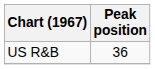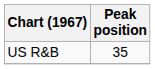(120, 52) 36 -> (120, 52) 35
